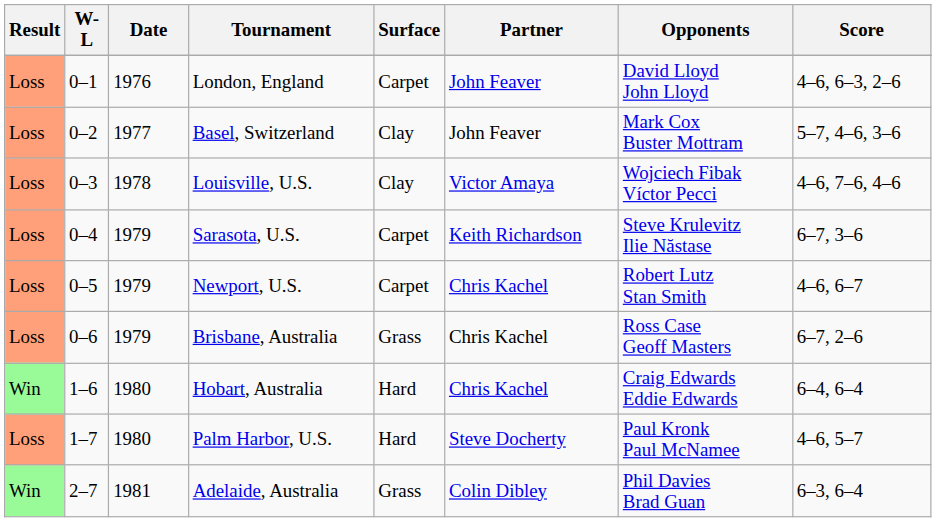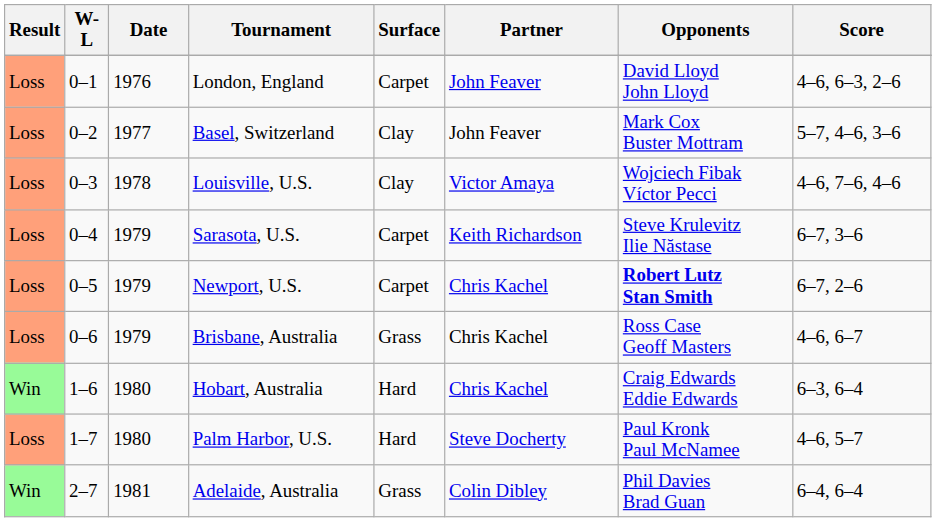(668, 286) normal -> (672, 286) bold
(830, 286) 4–6, 6–7 -> (830, 286) 6–7, 2–6
(830, 337) 6–7, 2–6 -> (830, 337) 4–6, 6–7
(830, 388) 6–4, 6–4 -> (830, 388) 6–3, 6–4
(830, 490) 6–3, 6–4 -> (830, 490) 6–4, 6–4
